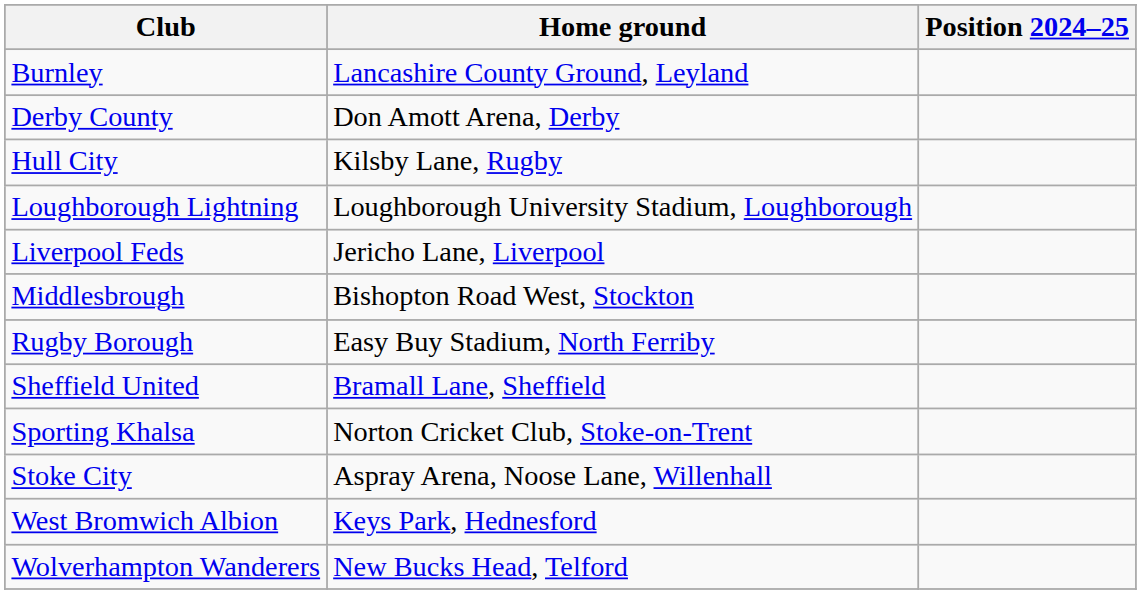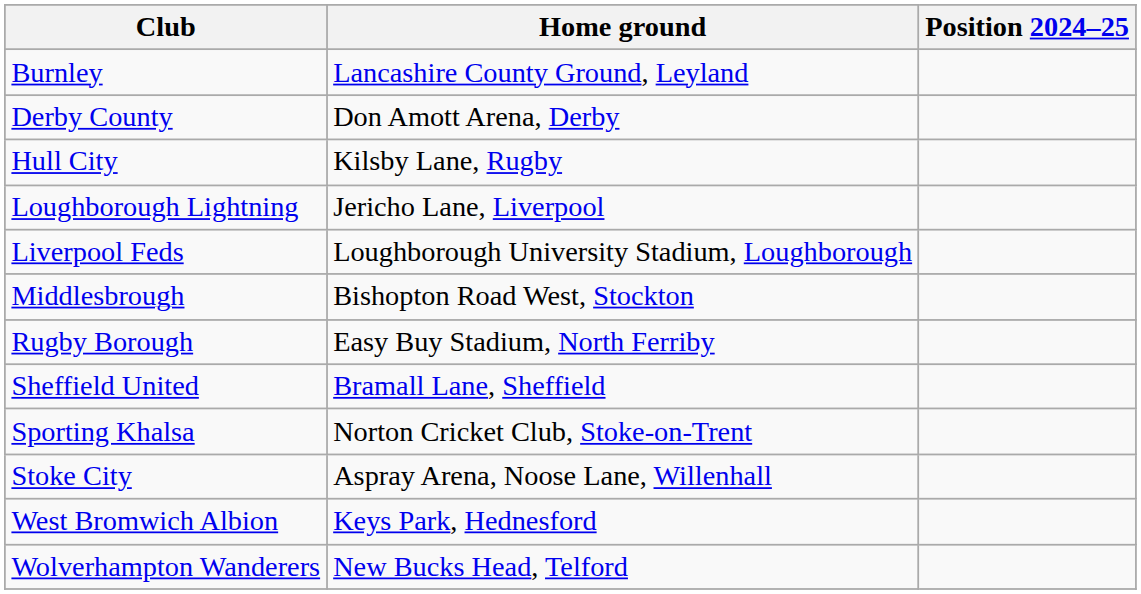(623, 206) Loughborough University Stadium, Loughborough -> (469, 206) Jericho Lane, Liverpool
(469, 251) Jericho Lane, Liverpool -> (623, 251) Loughborough University Stadium, Loughborough
